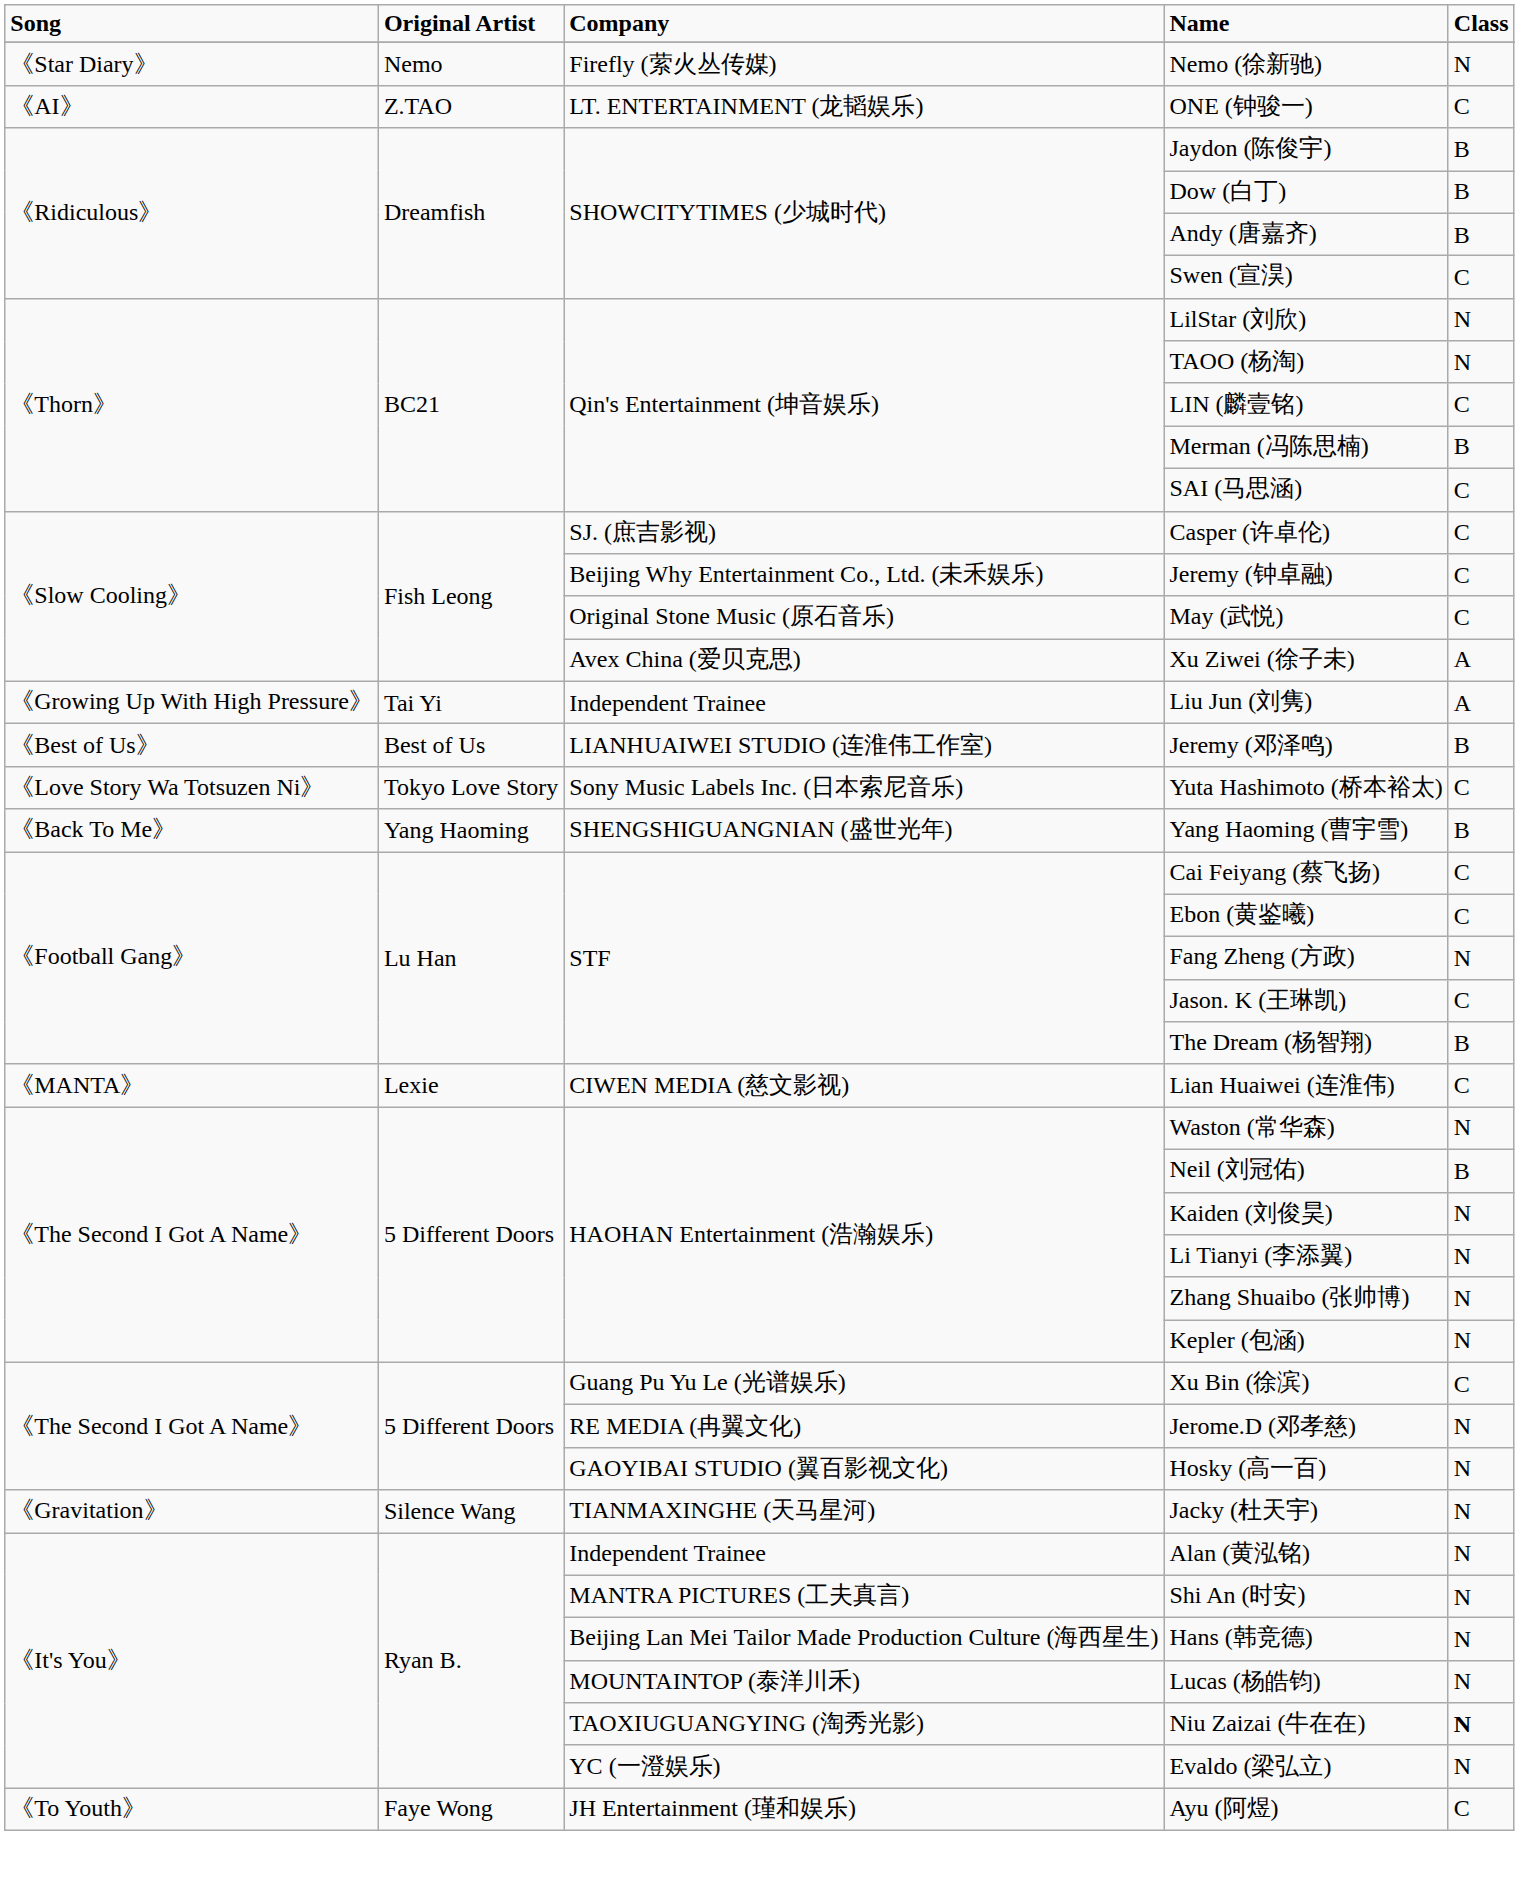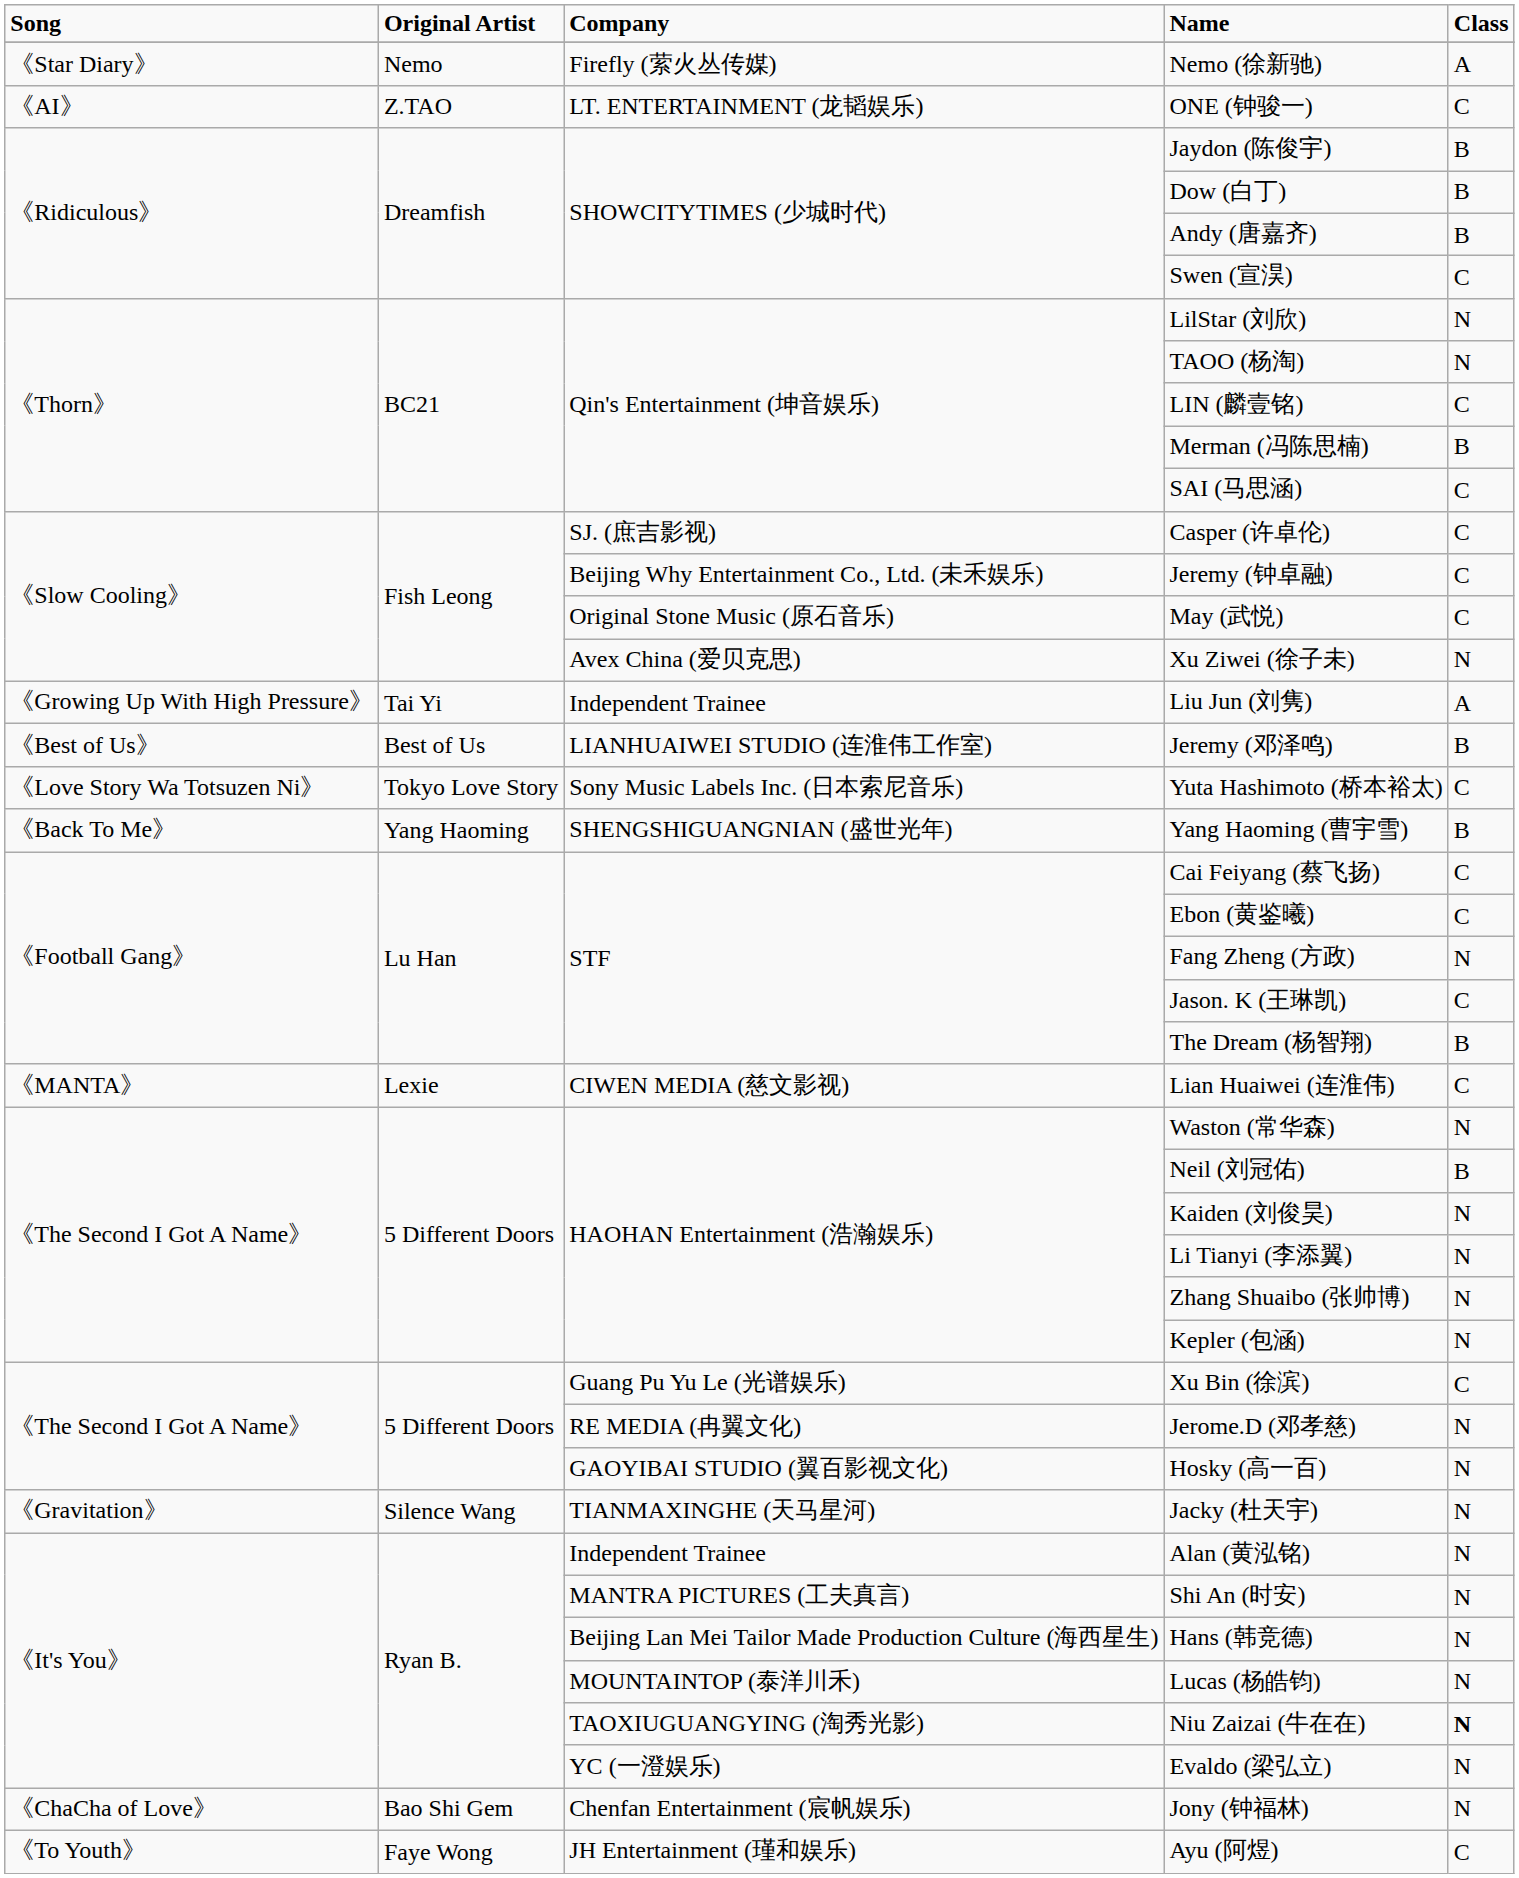(1463, 63) N -> (1463, 63) A
(1463, 659) A -> (1463, 659) N
+ row: (1239, 1808)
